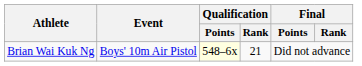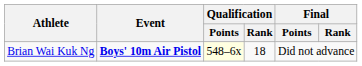(148, 51) normal -> (150, 51) bold
(256, 51) 21 -> (260, 51) 18
